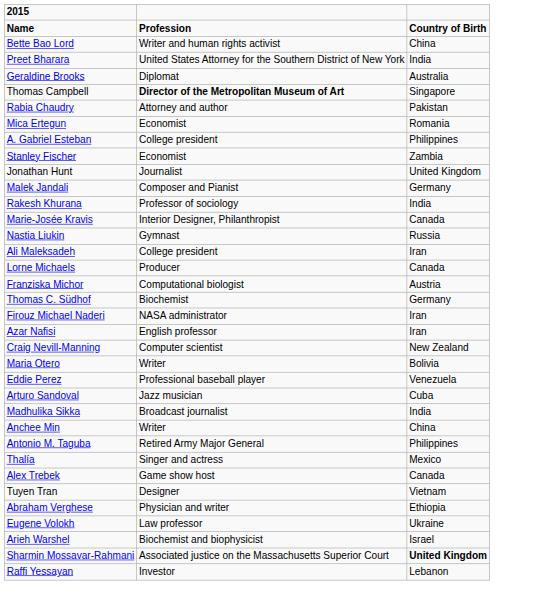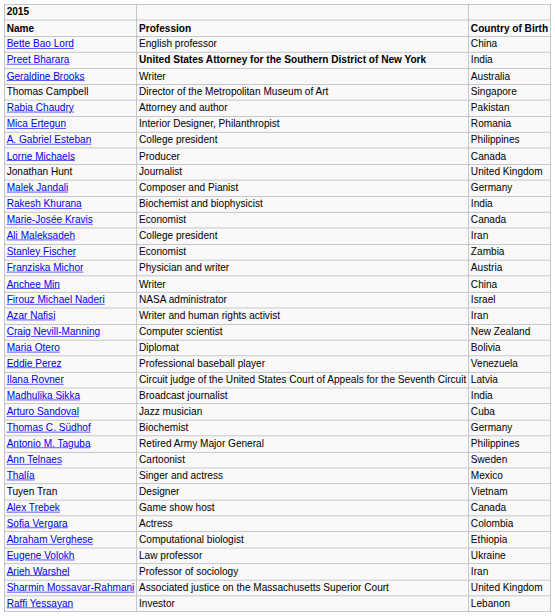(210, 44) Writer and human rights activist -> (178, 44) English professor
(272, 60) normal -> (283, 60) bold
(159, 76) Diplomat -> (152, 76) Writer
(242, 92) bold -> (234, 92) normal
(163, 124) Economist -> (209, 124) Interior Designer, Philanthropist
rows swapped: (41, 156) <-> (41, 268)
(189, 204) Professor of sociology -> (201, 204) Biochemist and biophysicist
(209, 220) Interior Designer, Philanthropist -> (163, 220) Economist
- row: (35, 236)
(191, 284) Computational biologist -> (184, 268) Physician and writer
rows swapped: (33, 428) <-> (49, 300)
(418, 316) Iran -> (483, 300) Israel
(178, 332) English professor -> (210, 316) Writer and human rights activist
(152, 364) Writer -> (159, 348) Diplomat
+ row: (35, 380)
rows swapped: (43, 396) <-> (43, 412)
+ row: (34, 460)
rows swapped: (32, 492) <-> (33, 476)
+ row: (37, 524)
(184, 508) Physician and writer -> (191, 540) Computational biologist
(201, 540) Biochemist and biophysicist -> (189, 572) Professor of sociology
(422, 540) Israel -> (480, 572) Iran
(448, 556) bold -> (507, 587) normal
